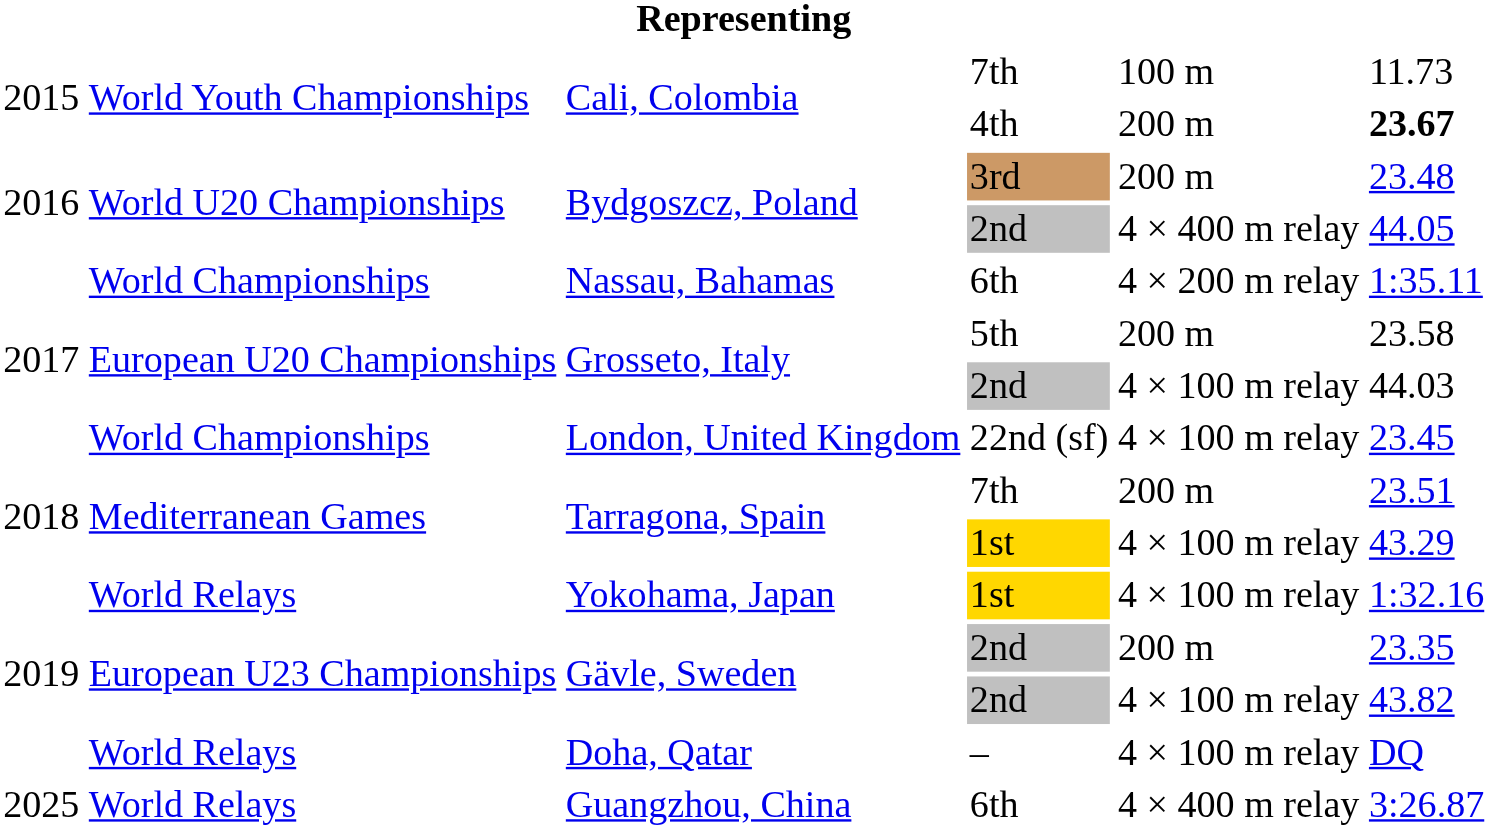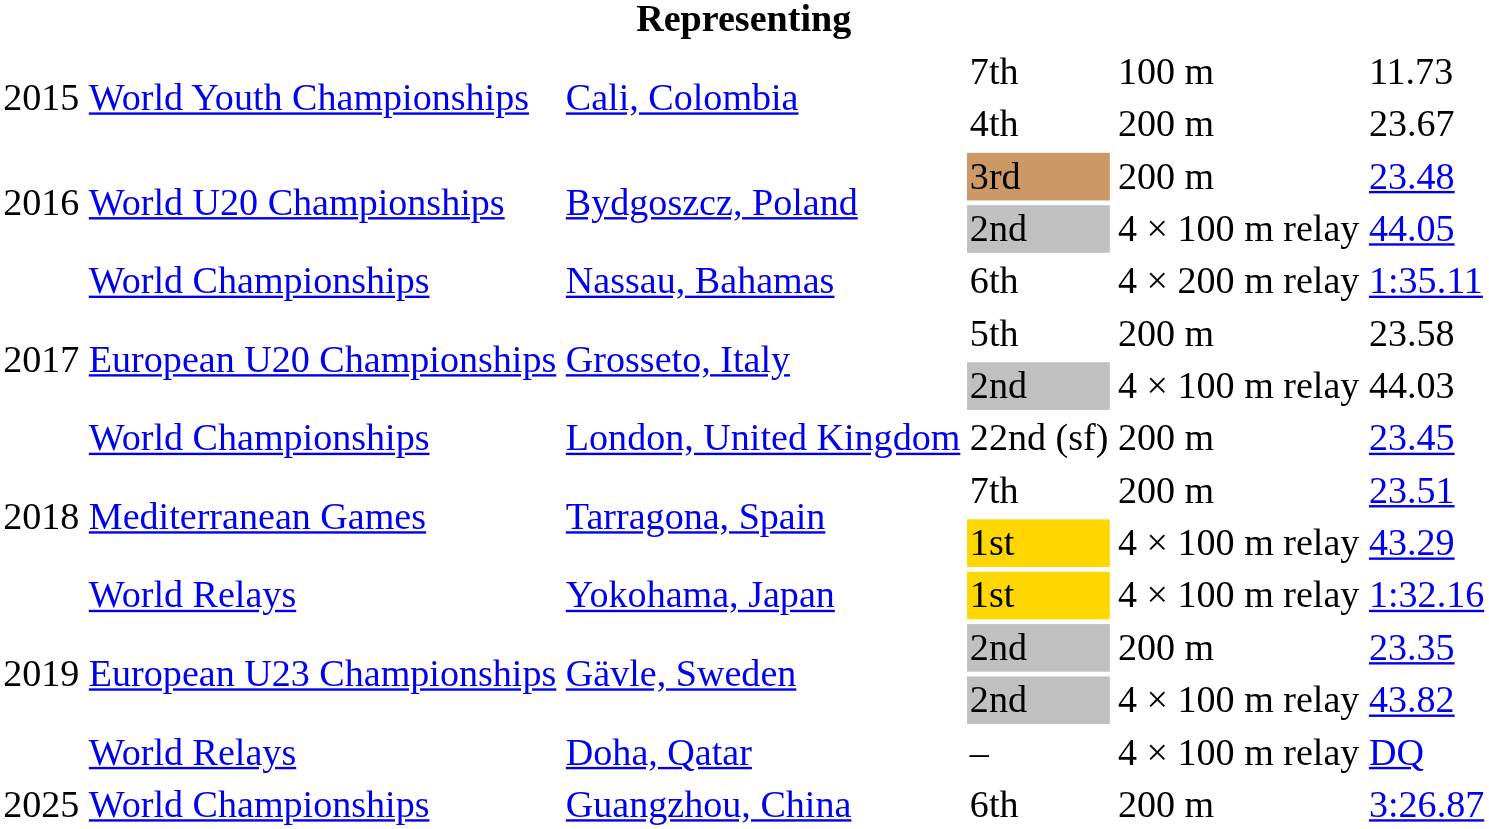(1412, 123) bold -> (1412, 123) normal
(1239, 228) 4 × 400 m relay -> (1239, 228) 4 × 100 m relay
(1239, 437) 4 × 100 m relay -> (1166, 437) 200 m
(193, 804) World Relays -> (259, 804) World Championships
(1239, 804) 4 × 400 m relay -> (1166, 804) 200 m
